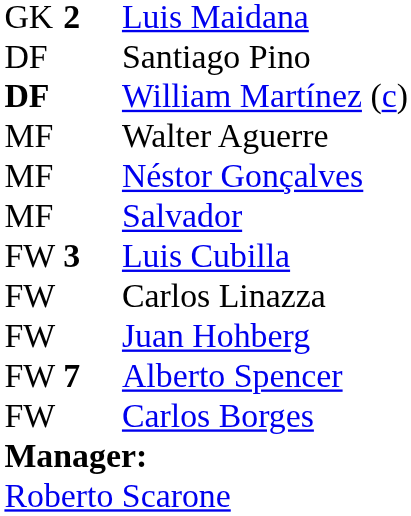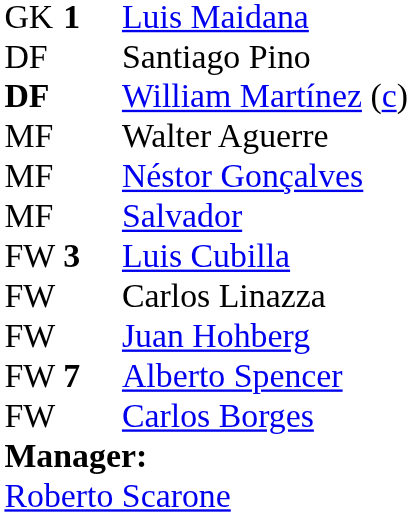(72, 16) 2 -> (72, 16) 1
